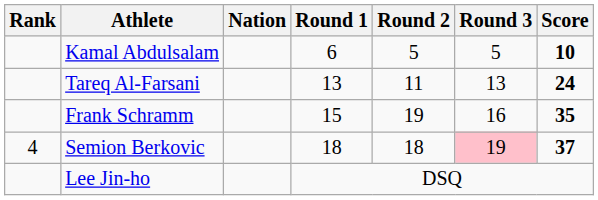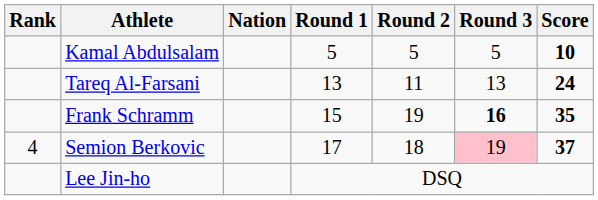(332, 52) 6 -> (332, 52) 5
(496, 115) normal -> (496, 115) bold
(332, 147) 18 -> (332, 147) 17
